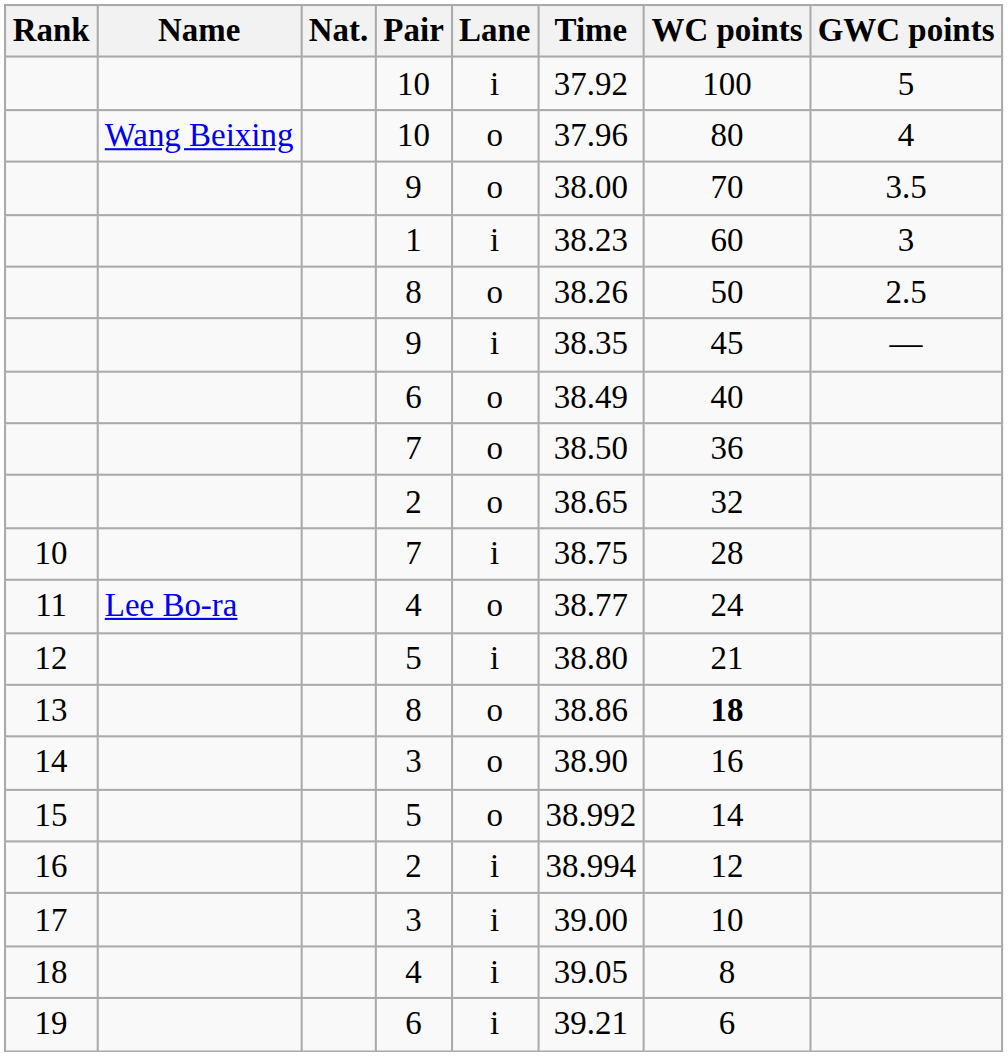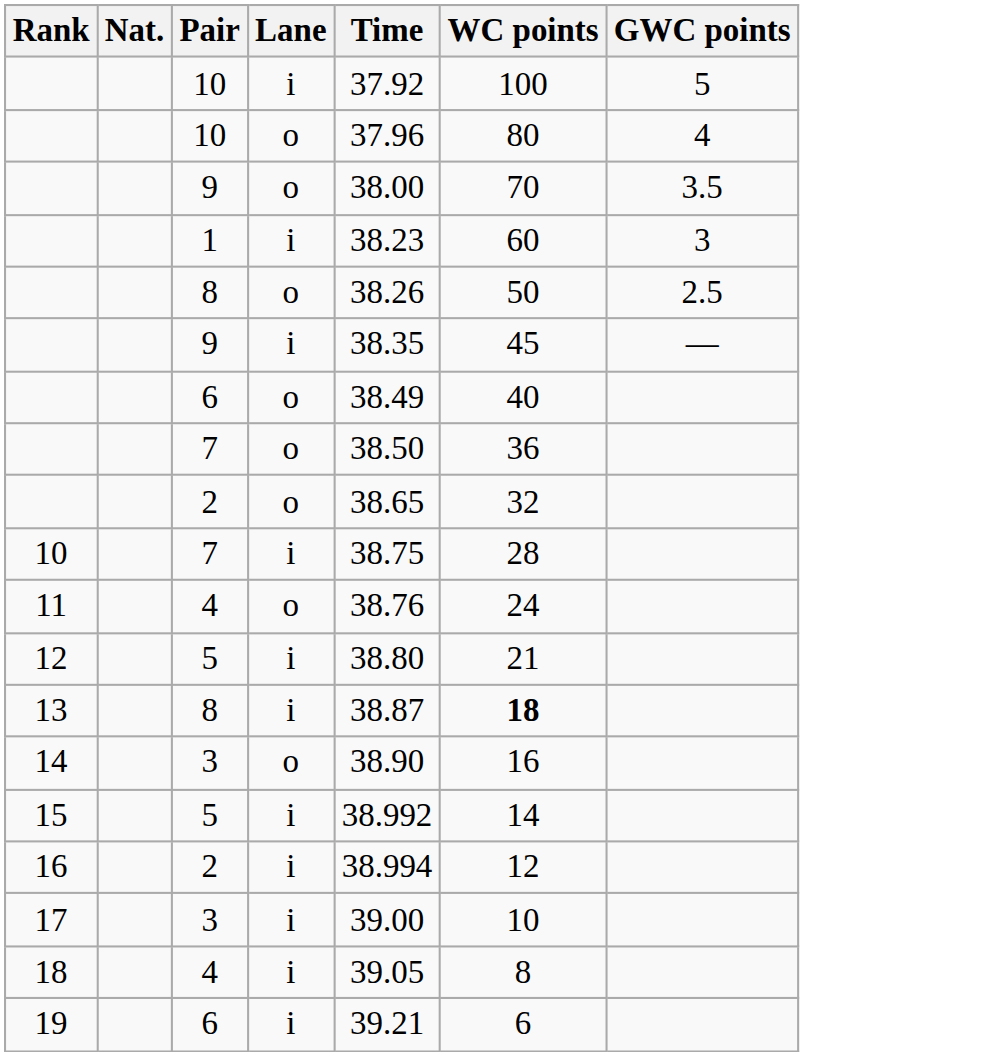- column: (199, 30)
(591, 605) 38.77 -> (387, 605) 38.76
(495, 710) o -> (291, 710) i
(591, 710) 38.86 -> (387, 710) 38.87
(495, 814) o -> (291, 814) i
